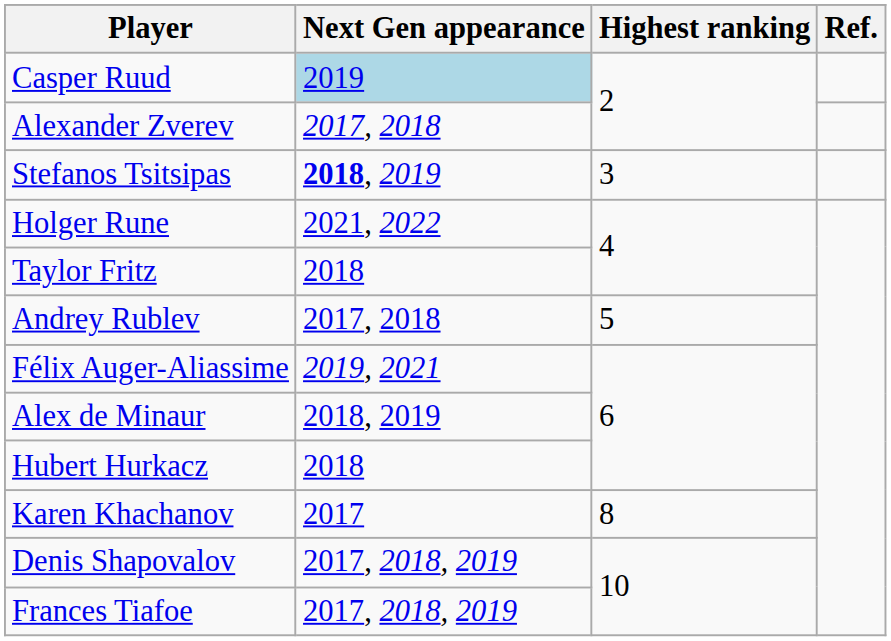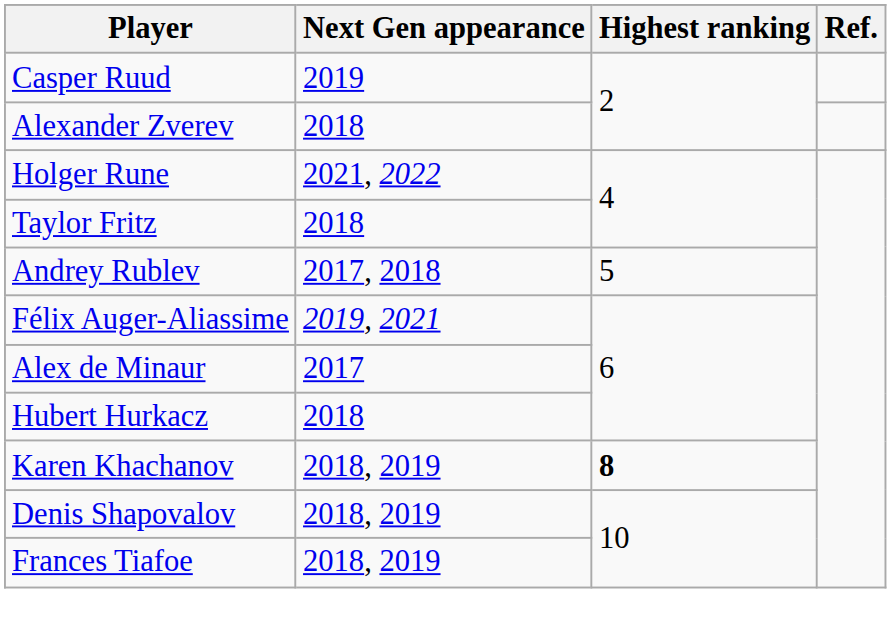(334, 77) lightblue background -> (334, 77) no background
(372, 125) 2017, 2018 -> (334, 125) 2018
- row: (121, 174)
(372, 416) 2018, 2019 -> (334, 367) 2017
(334, 513) 2017 -> (372, 464) 2018, 2019
(607, 513) normal -> (607, 464) bold
(410, 561) 2017, 2018, 2019 -> (372, 513) 2018, 2019
(410, 610) 2017, 2018, 2019 -> (372, 561) 2018, 2019
